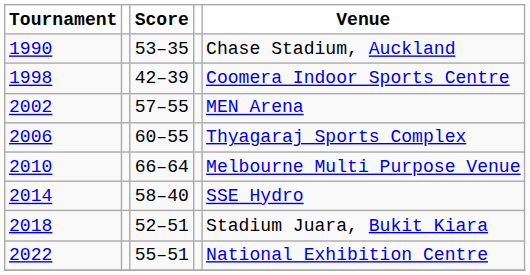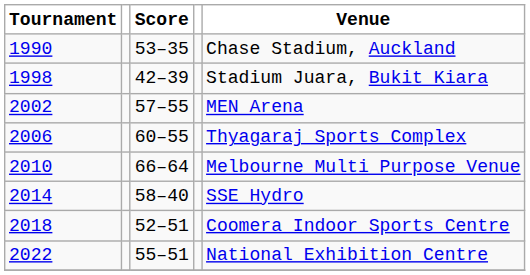(358, 78) Coomera Indoor Sports Centre -> (347, 78) Stadium Juara, Bukit Kiara
(347, 226) Stadium Juara, Bukit Kiara -> (358, 226) Coomera Indoor Sports Centre
